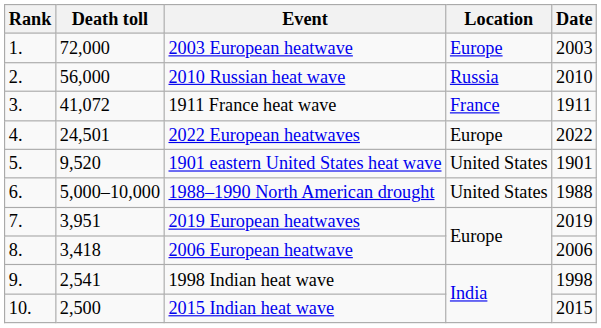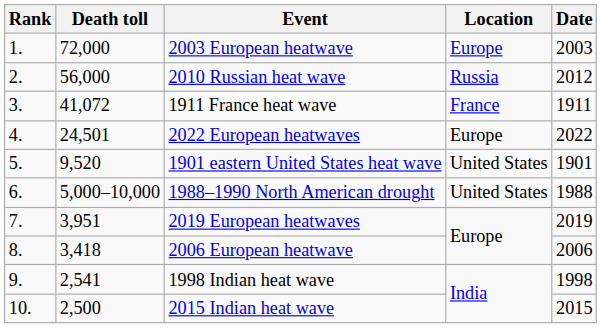(574, 76) 2010 -> (574, 76) 2012
